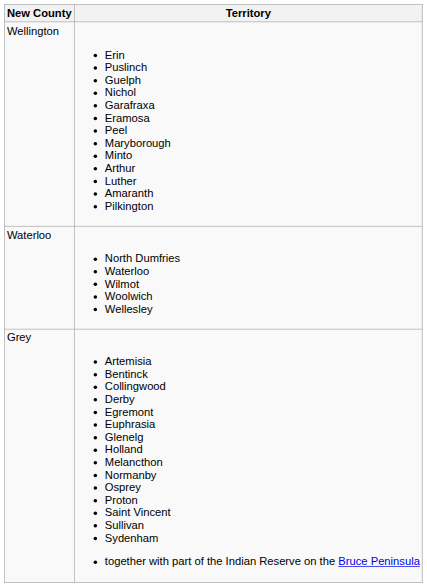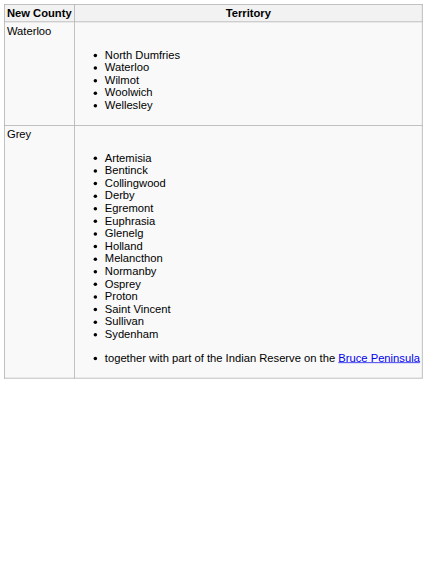- row: (33, 31)
